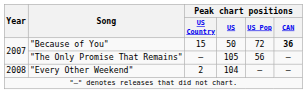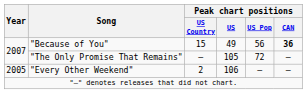(231, 44) 50 -> (231, 44) 49
(260, 44) 72 -> (260, 44) 56
(260, 57) 56 -> (260, 57) 72
(16, 71) 2008 -> (16, 71) 2005
(231, 71) 104 -> (231, 71) 106
